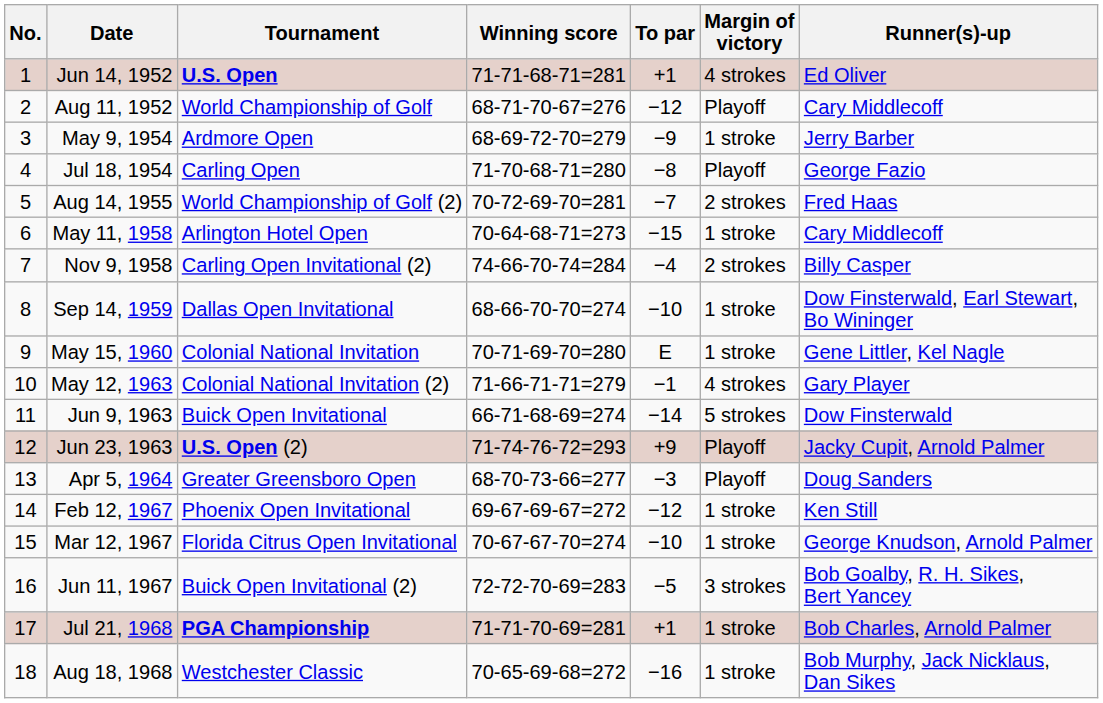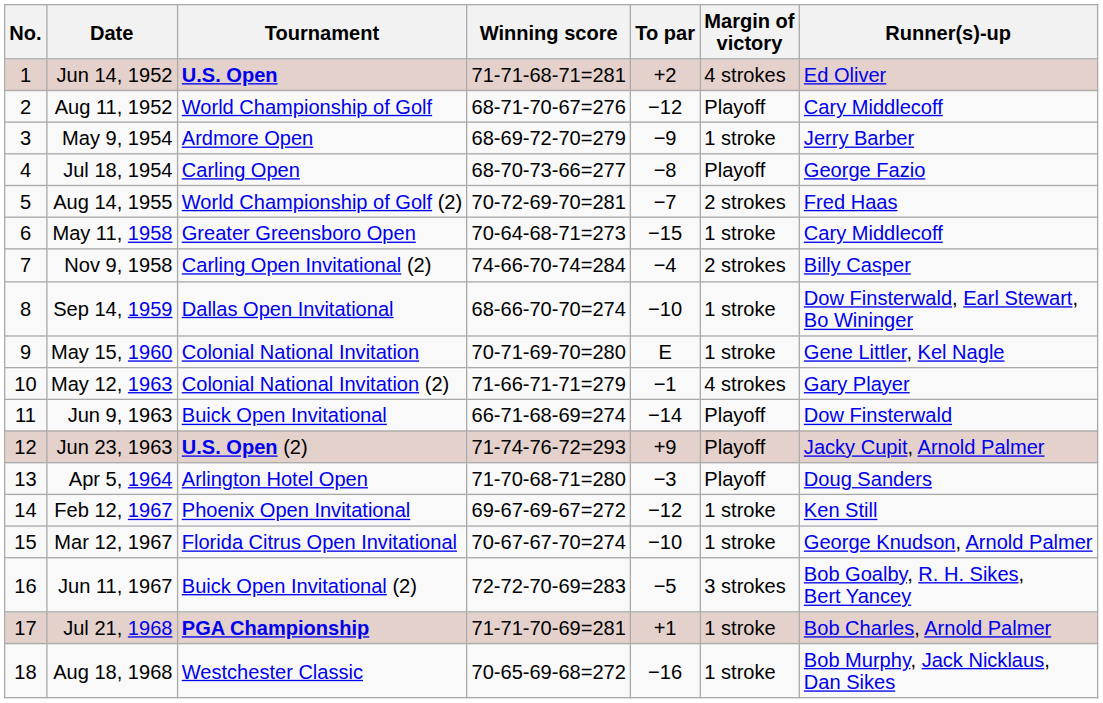(665, 75) +1 -> (665, 75) +2
(549, 170) 71-70-68-71=280 -> (549, 170) 68-70-73-66=277
(275, 234) Arlington Hotel Open -> (299, 234) Greater Greensboro Open
(745, 415) 5 strokes -> (735, 415) Playoff
(299, 479) Greater Greensboro Open -> (275, 479) Arlington Hotel Open
(549, 479) 68-70-73-66=277 -> (549, 479) 71-70-68-71=280
